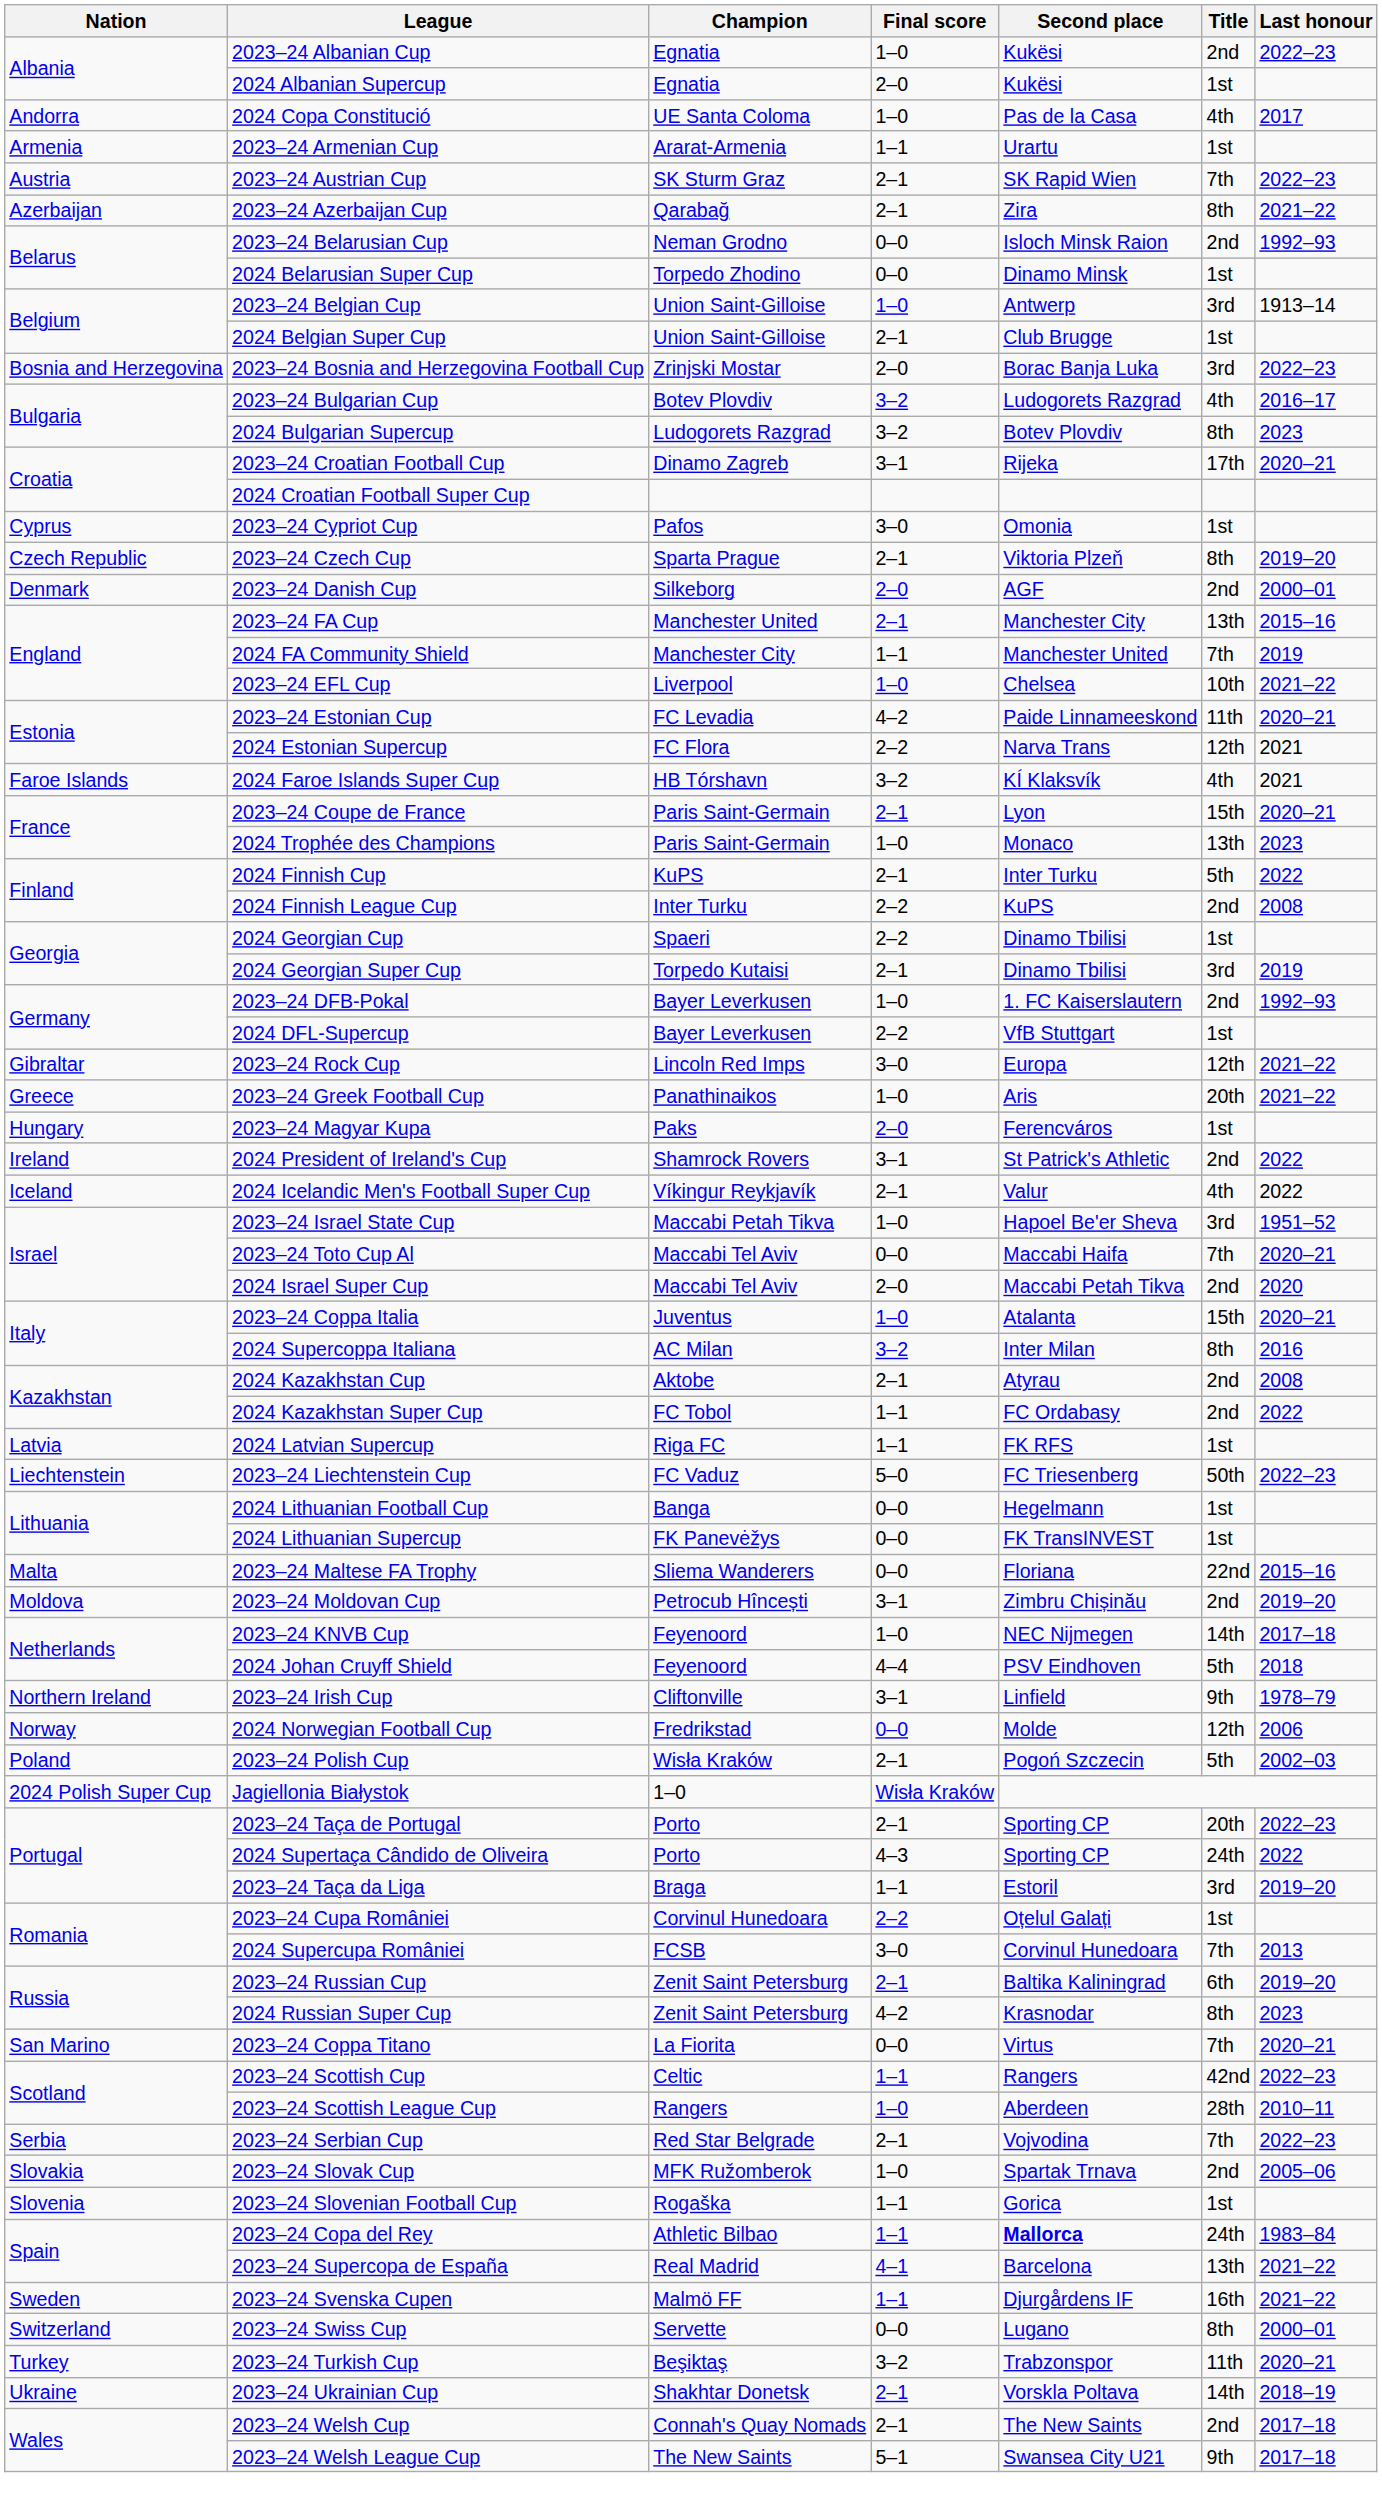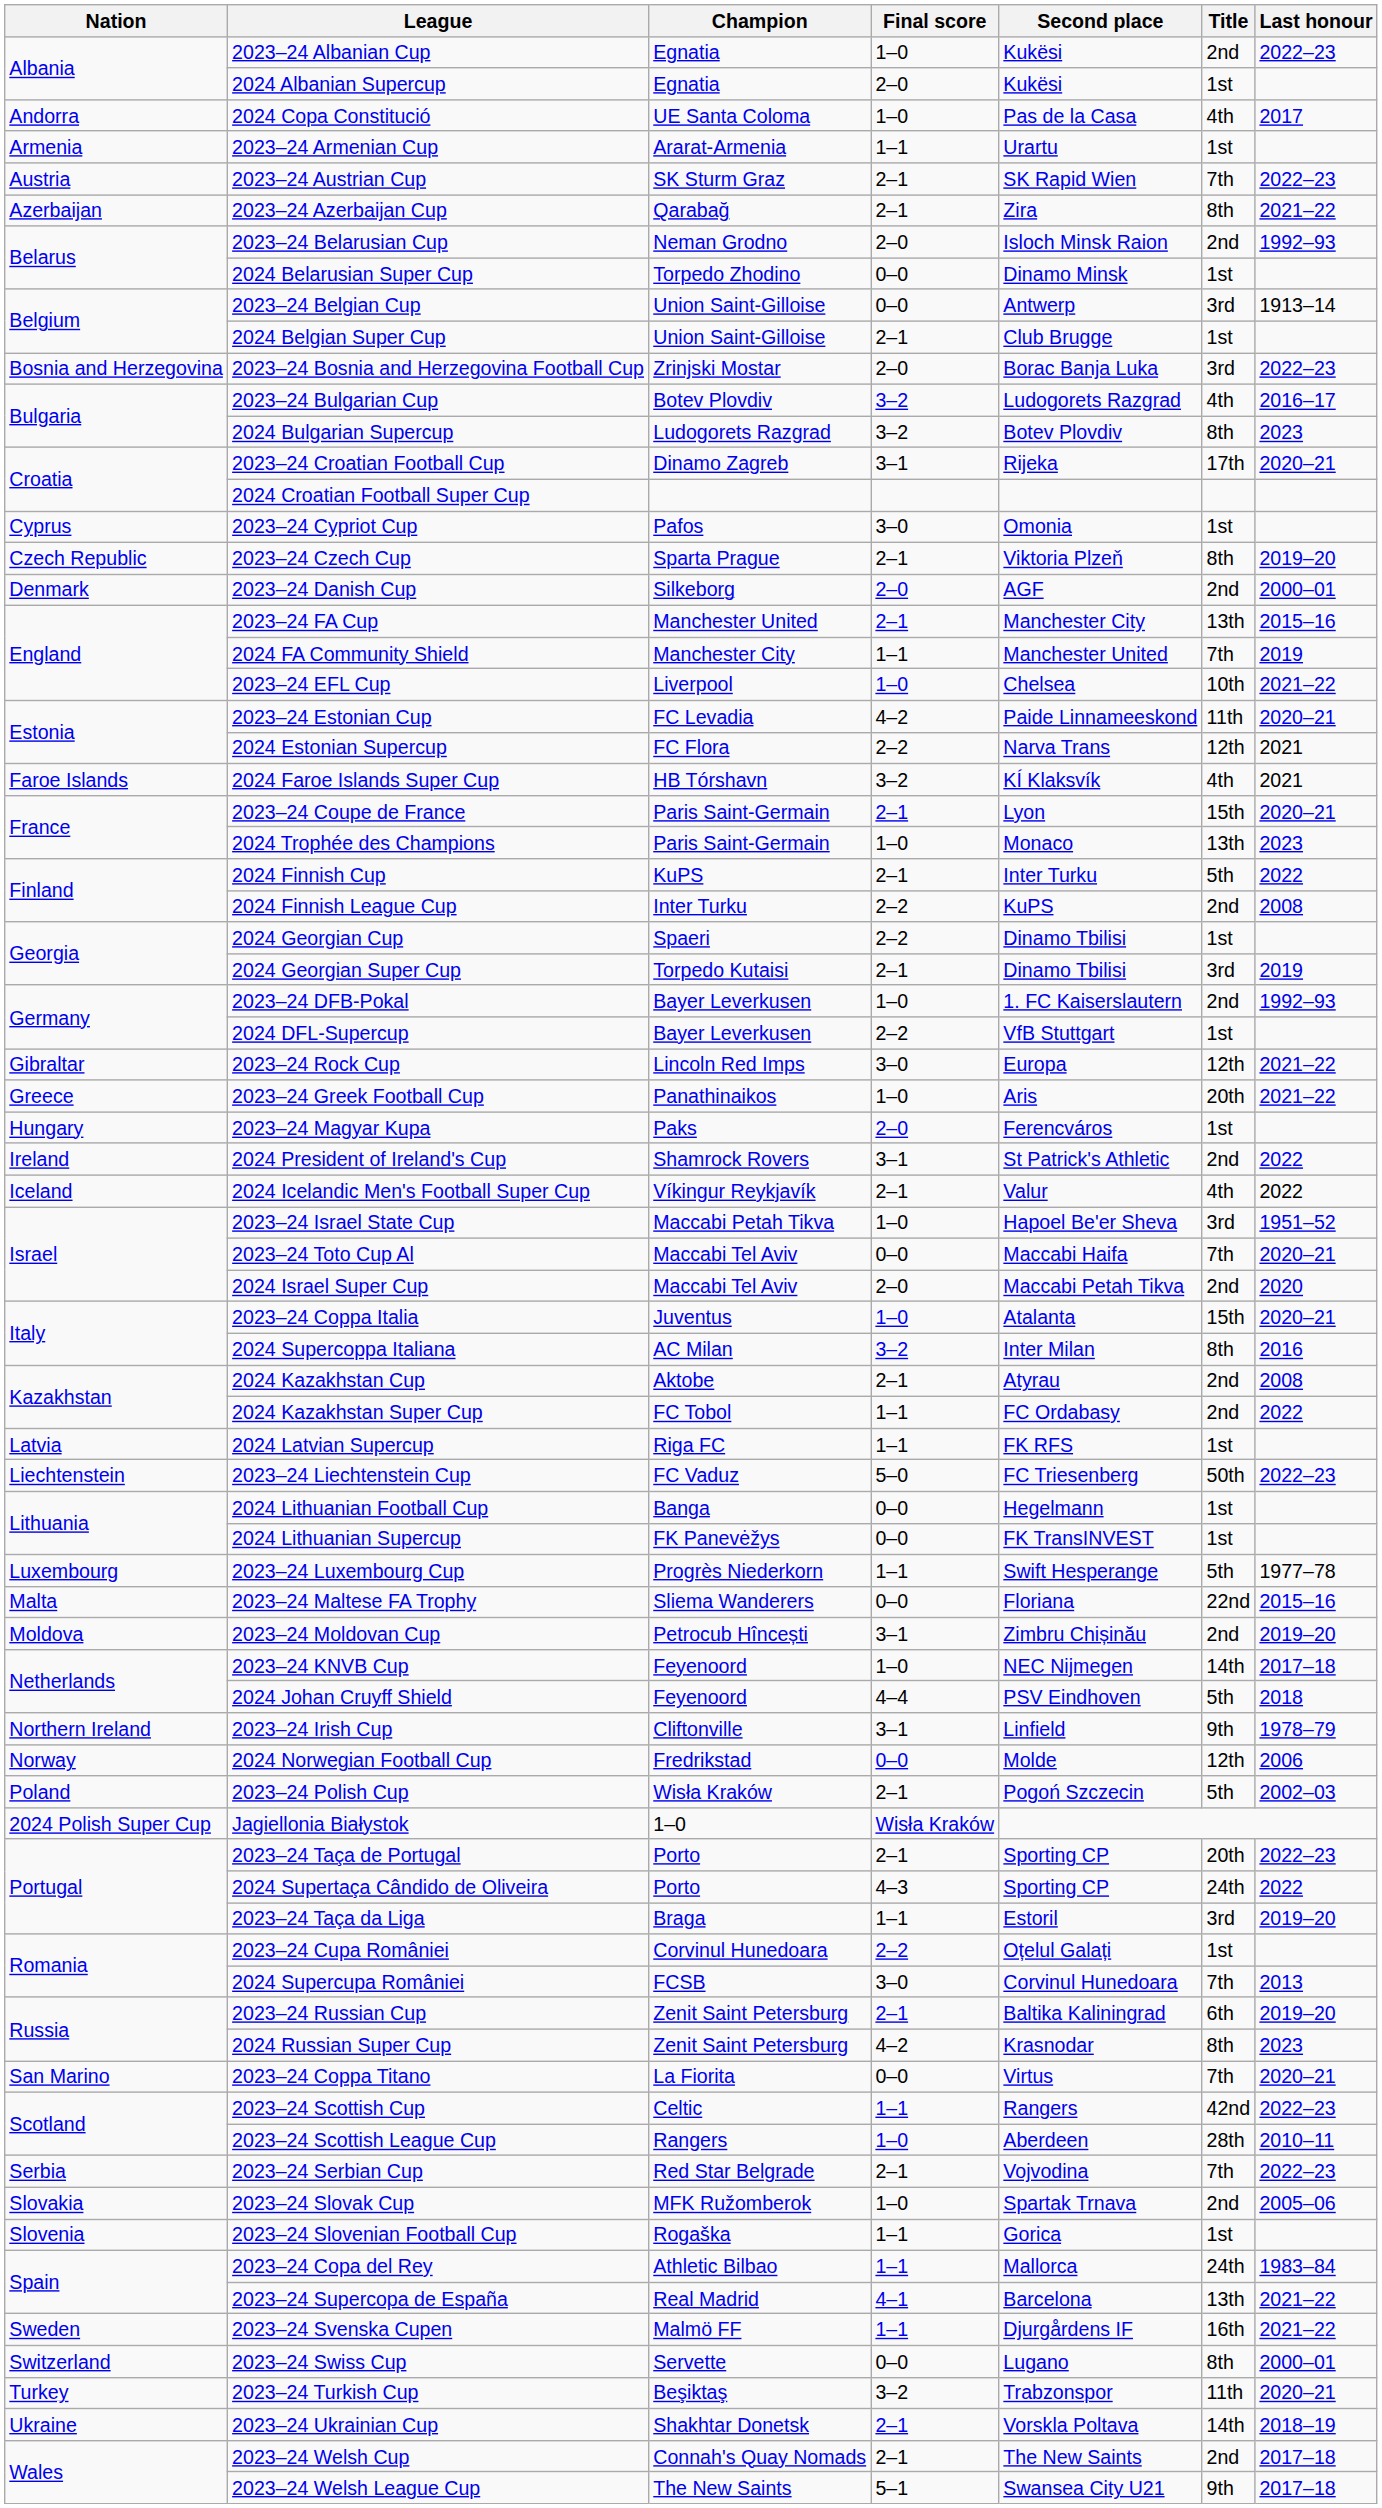(892, 242) 0–0 -> (892, 242) 2–0
(892, 305) 1–0 -> (892, 305) 0–0
+ row: (348, 1570)
(1043, 2235) bold -> (1040, 2266) normal
